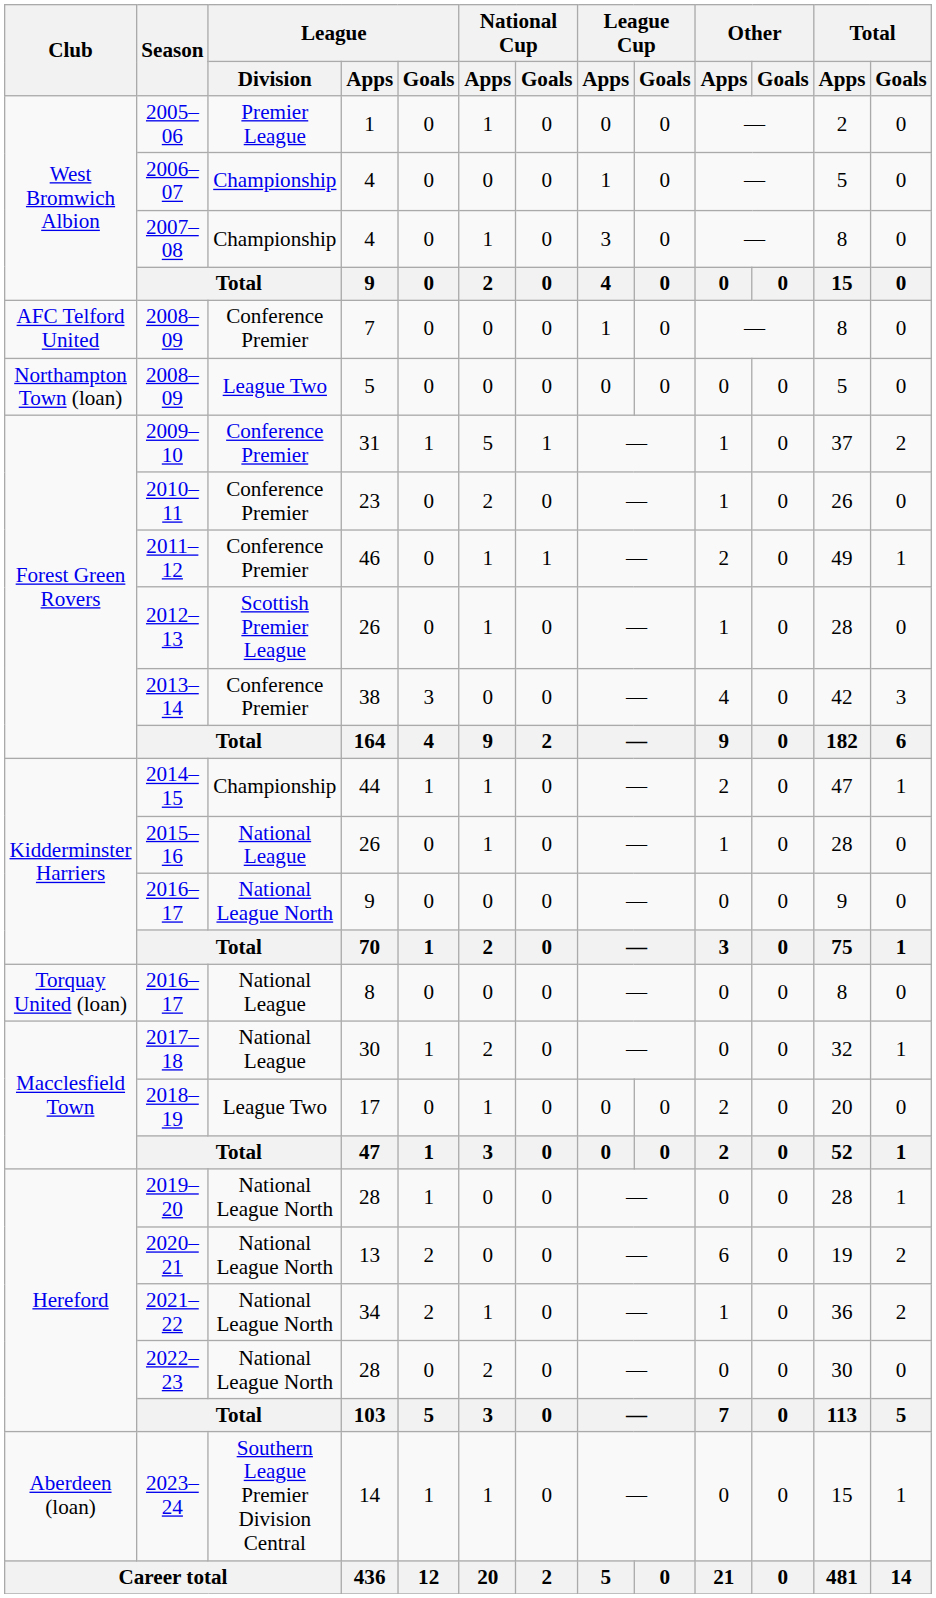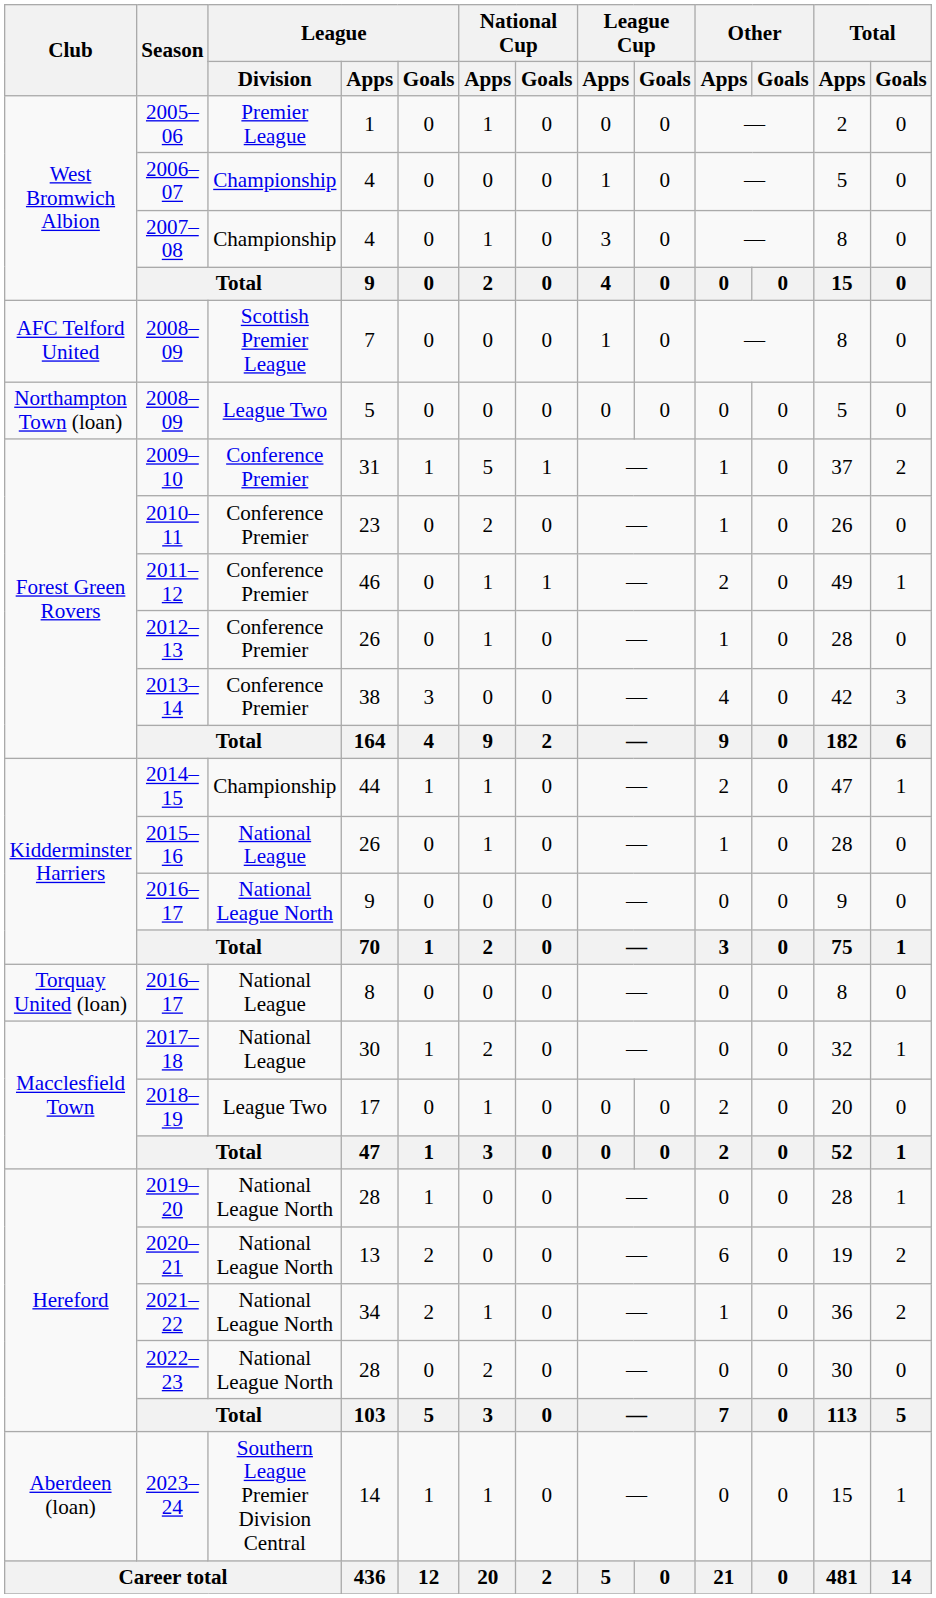(275, 329) Conference Premier -> (275, 341) Scottish Premier League
(275, 627) Scottish Premier League -> (275, 639) Conference Premier
